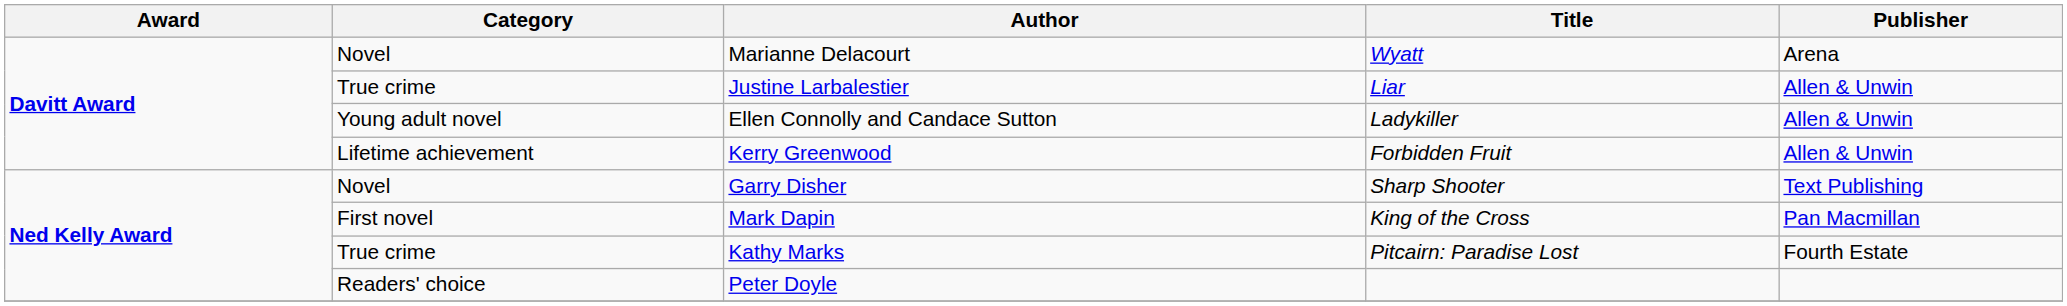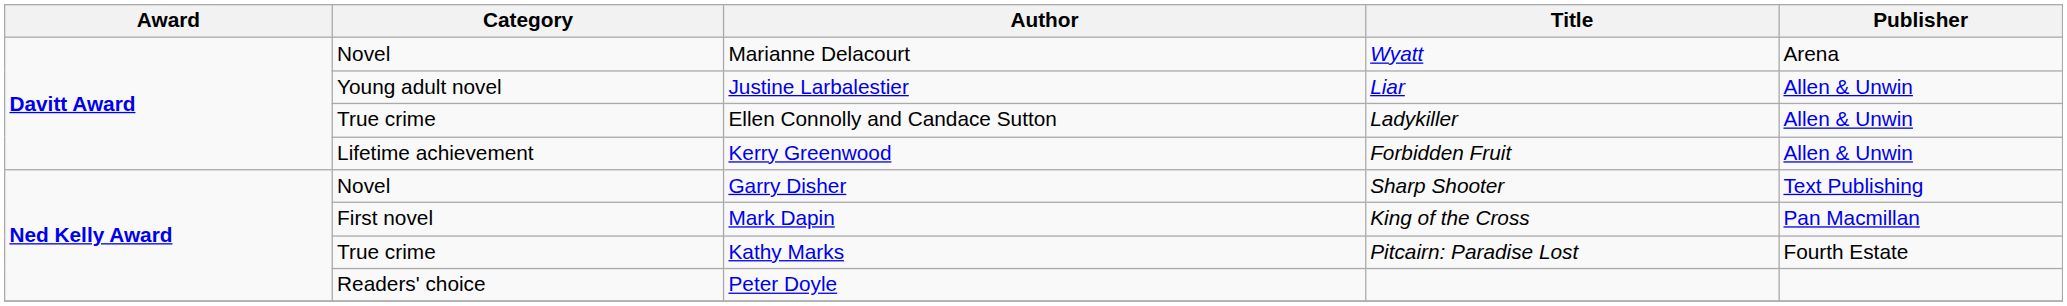(386, 86) True crime -> (419, 86) Young adult novel
(419, 119) Young adult novel -> (386, 119) True crime
